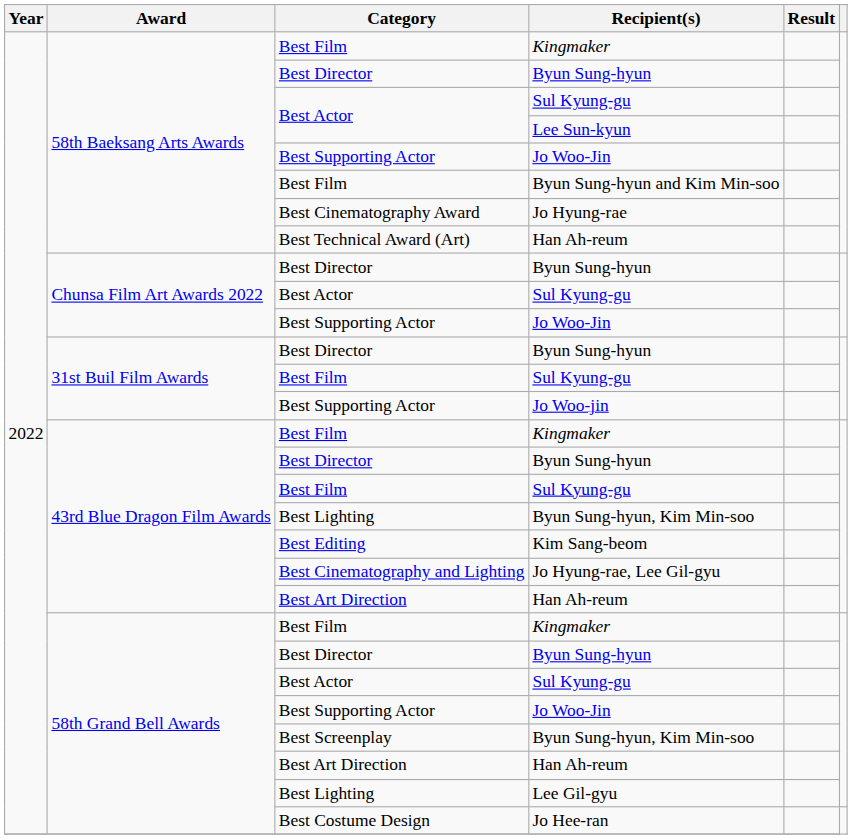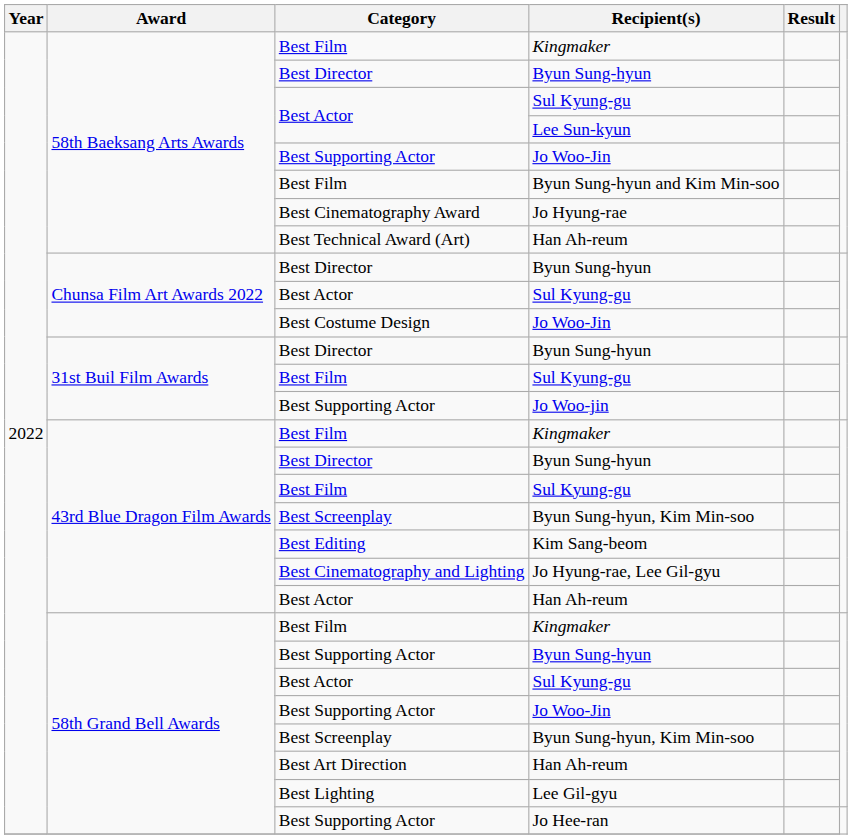(357, 322) Best Supporting Actor -> (354, 322) Best Costume Design
(327, 516) Best Lighting -> (335, 516) Best Screenplay
(343, 599) Best Art Direction -> (316, 599) Best Actor
(326, 654) Best Director -> (357, 654) Best Supporting Actor
(354, 820) Best Costume Design -> (357, 820) Best Supporting Actor
